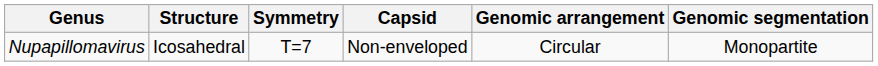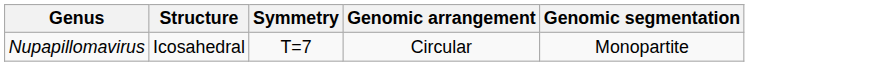- column: (407, 18)
